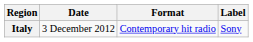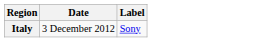- column: (168, 12)
